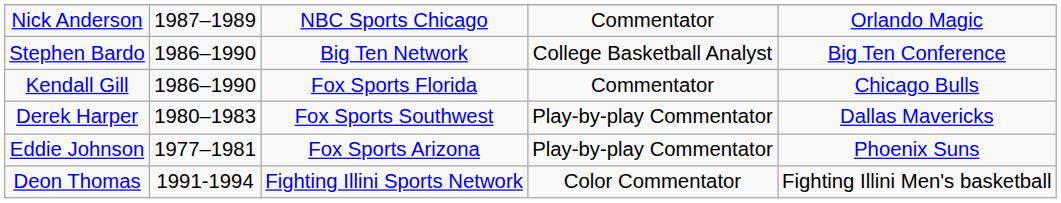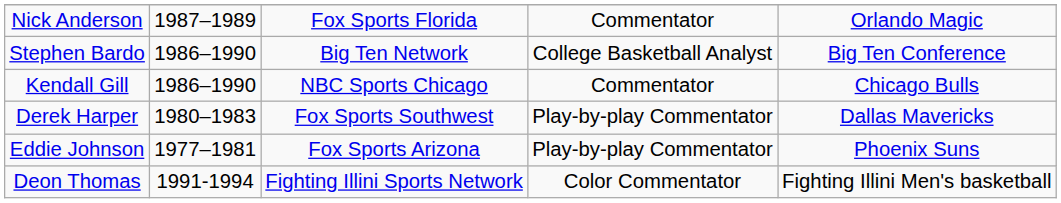(394, 20) NBC Sports Chicago -> (394, 20) Fox Sports Florida
(394, 85) Fox Sports Florida -> (394, 85) NBC Sports Chicago
